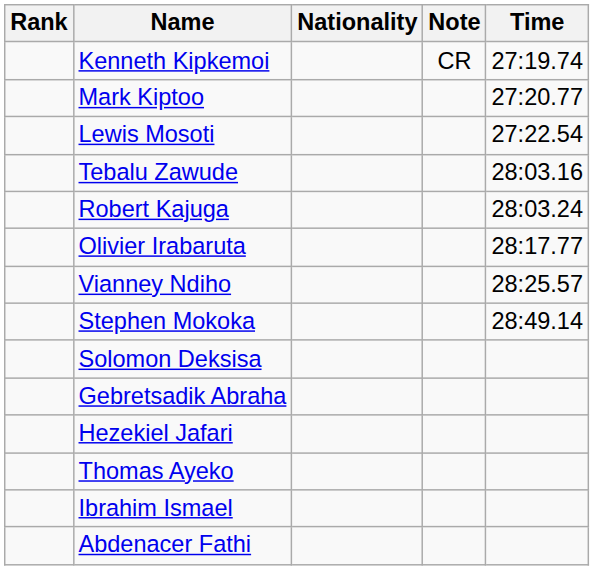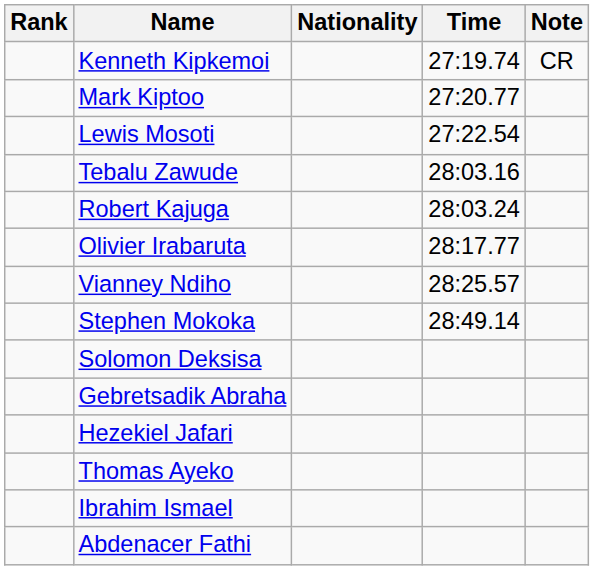columns swapped: (537, 23) <-> (454, 23)
